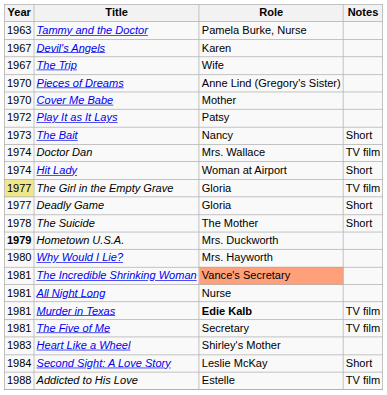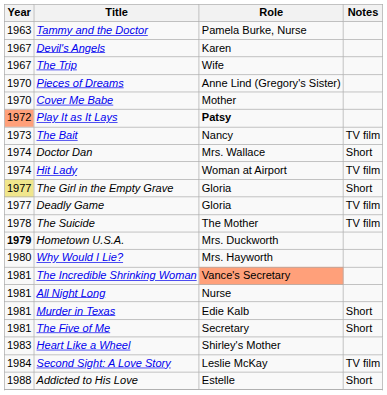(19, 118) no background -> (19, 118) lightsalmon background
(216, 118) normal -> (217, 118) bold
(359, 135) Short -> (363, 135) TV film
(363, 153) TV film -> (359, 153) Short
(359, 170) Short -> (363, 170) TV film
(363, 188) TV film -> (359, 188) Short
(359, 205) Short -> (363, 205) TV film
(359, 223) Short -> (363, 223) TV film
(227, 310) bold -> (225, 310) normal
(363, 310) TV film -> (359, 310) Short
(363, 328) TV film -> (359, 328) Short
(359, 363) Short -> (363, 363) TV film
(363, 380) TV film -> (359, 380) Short
